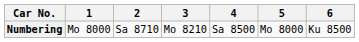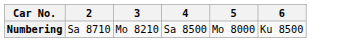- column: (89, 13)
